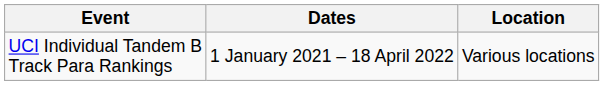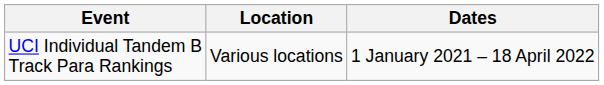columns swapped: (332, 18) <-> (528, 18)
